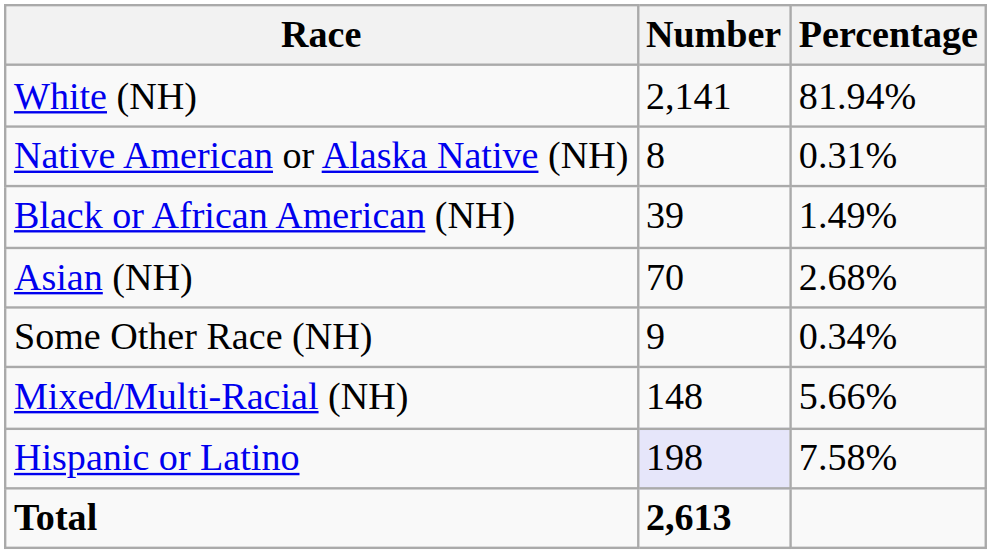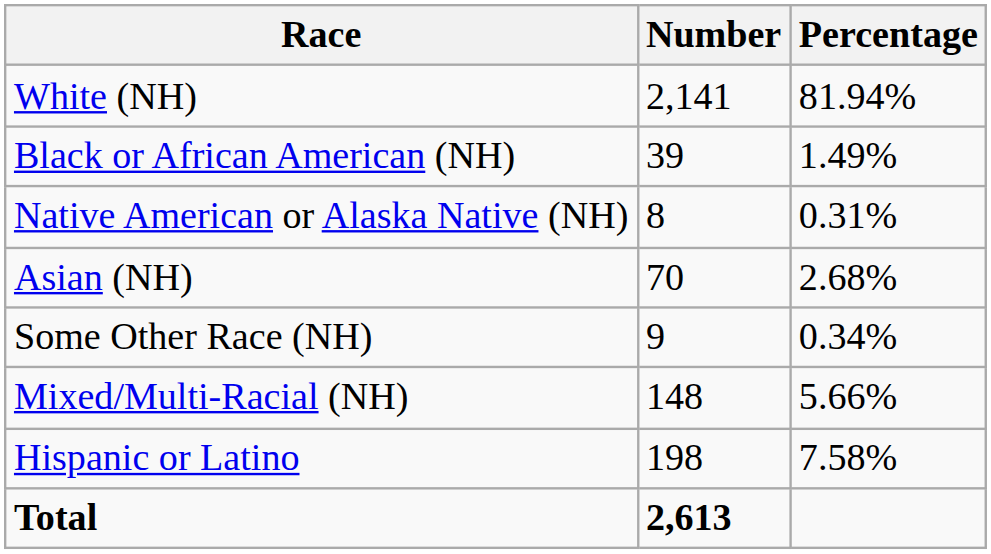rows swapped: (265, 215) <-> (321, 155)
(674, 457) lavender background -> (674, 457) no background
